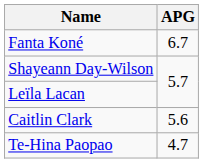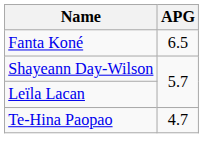(178, 42) 6.7 -> (178, 42) 6.5
- row: (50, 119)
